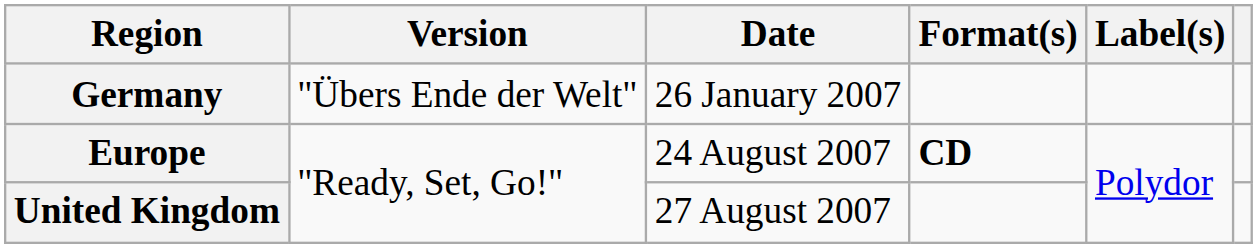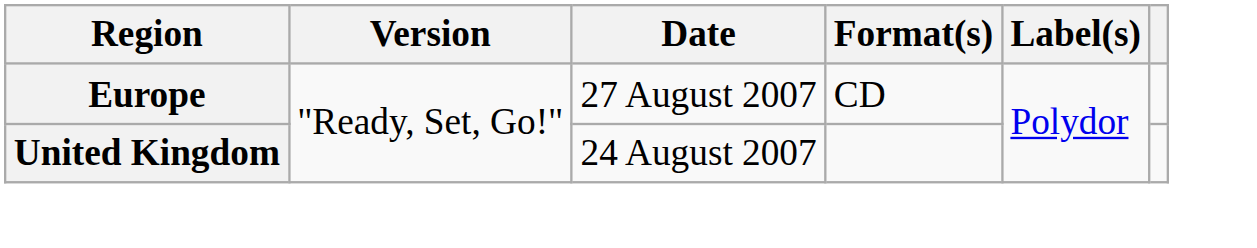- row: (147, 93)
(773, 152) 24 August 2007 -> (699, 93) 27 August 2007
(945, 152) bold -> (860, 93) normal
(773, 211) 27 August 2007 -> (699, 152) 24 August 2007
